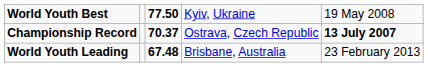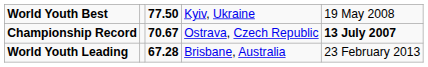(163, 33) 70.37 -> (163, 33) 70.67
(163, 52) 67.48 -> (163, 52) 67.28
